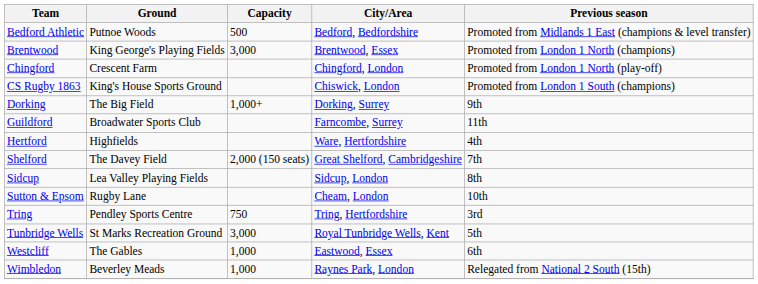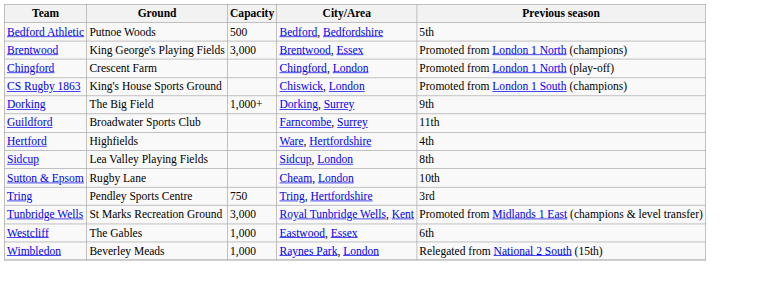(609, 31) Promoted from Midlands 1 East (champions & level transfer) -> (427, 31) 5th
- row: (27, 159)
(475, 232) 5th -> (561, 214) Promoted from Midlands 1 East (champions & level transfer)
